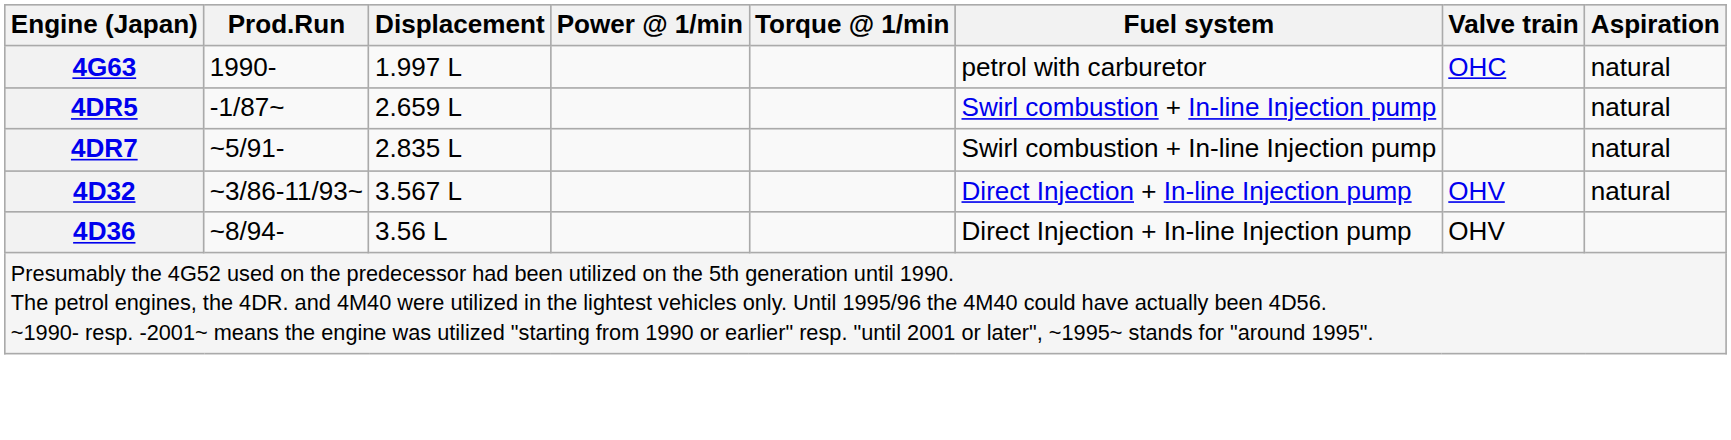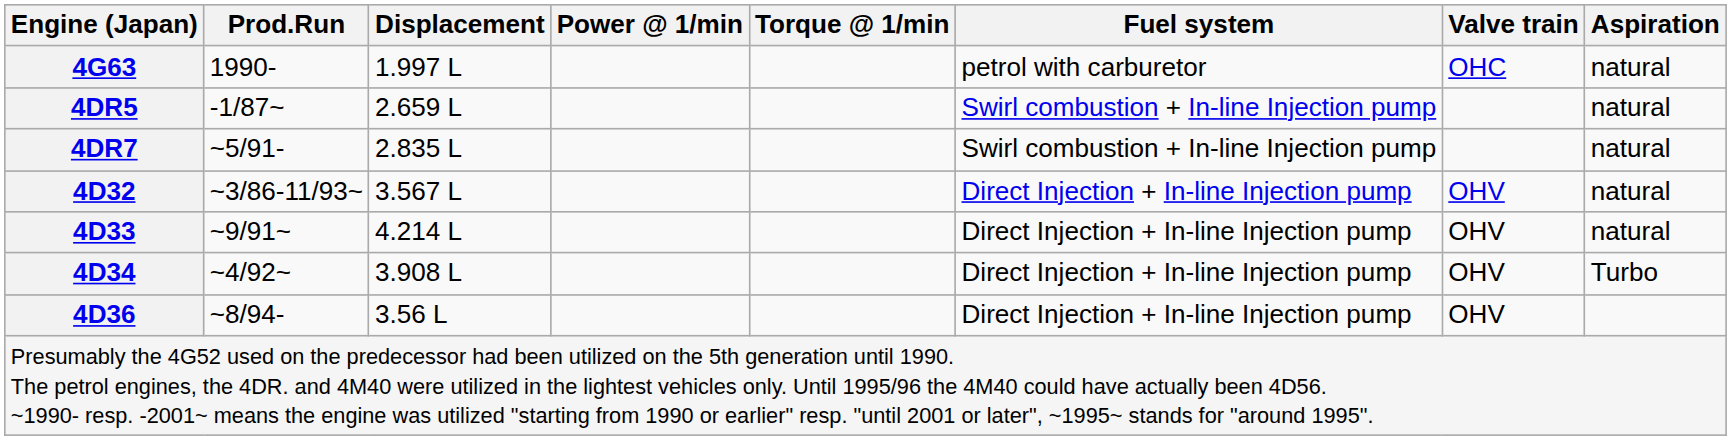+ row: (104, 231)
+ row: (104, 273)
